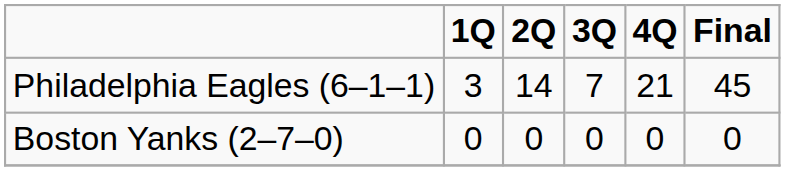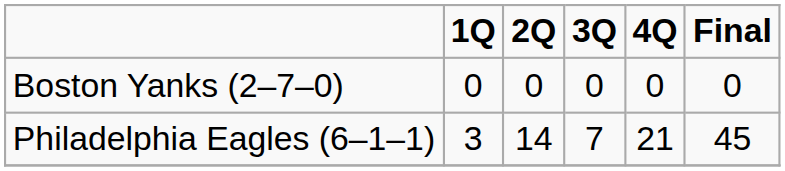rows swapped: (178, 138) <-> (224, 84)
